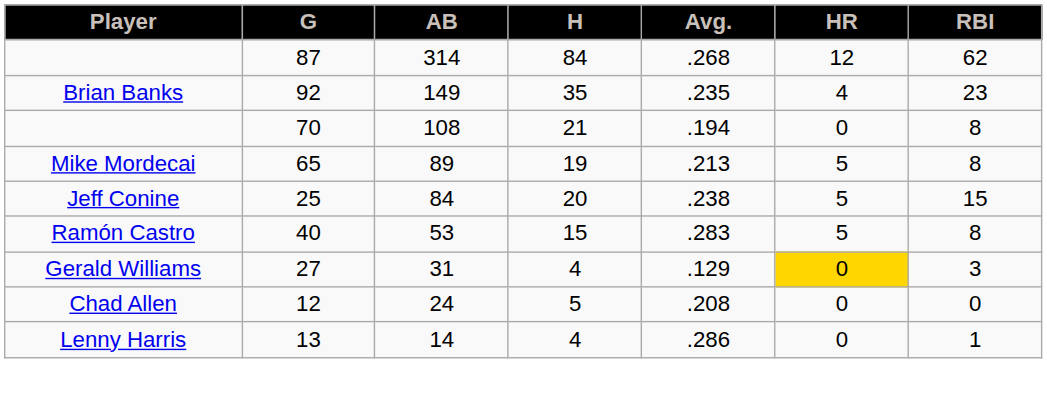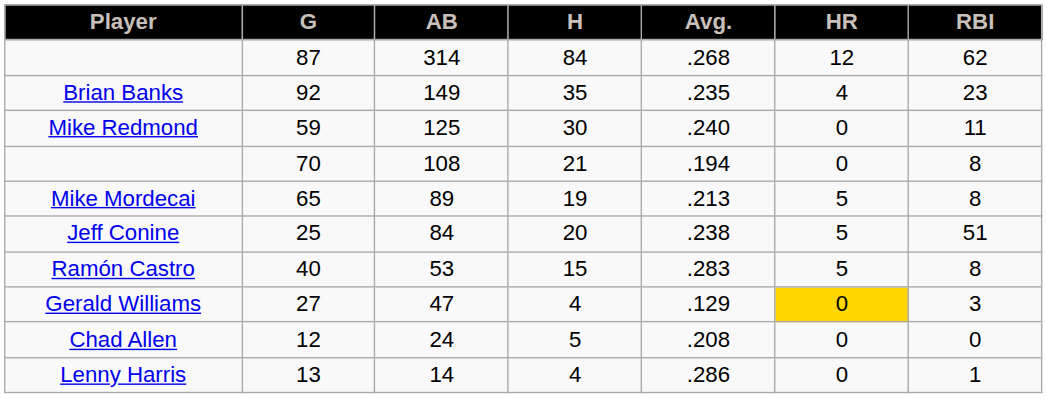+ row: (123, 127)
(975, 198) 15 -> (975, 233) 51
(442, 269) 31 -> (442, 304) 47
